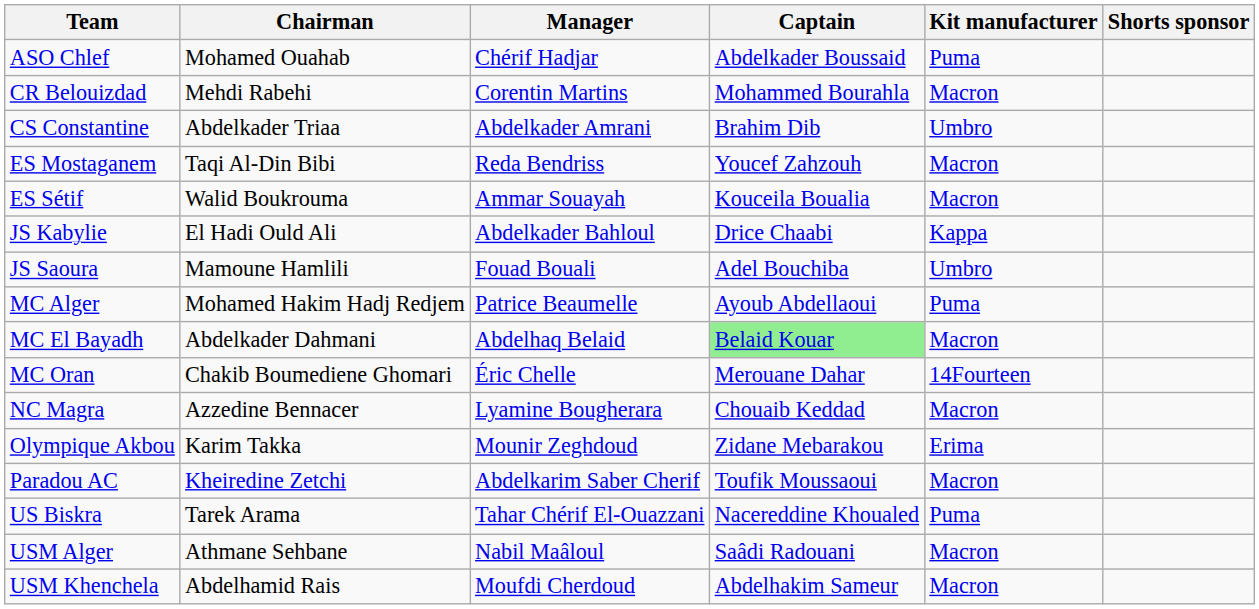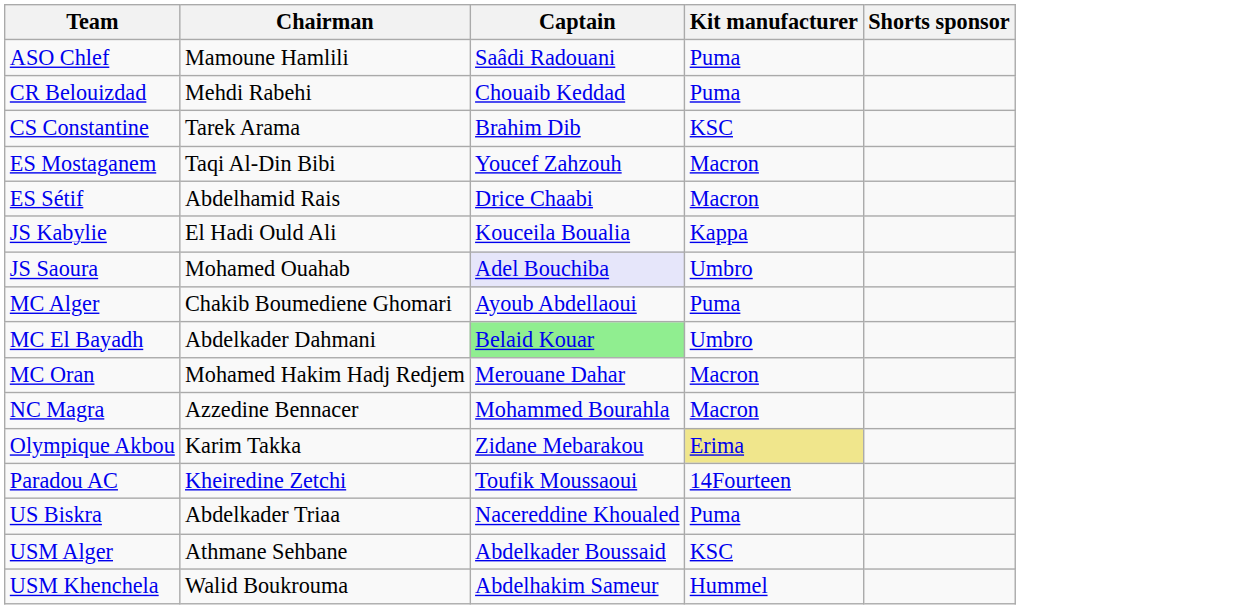- column: (590, 22)
(267, 57) Mohamed Ouahab -> (267, 57) Mamoune Hamlili
(810, 57) Abdelkader Boussaid -> (545, 57) Saâdi Radouani
(812, 92) Mohammed Bourahla -> (550, 92) Chouaib Keddad
(964, 92) Macron -> (715, 92) Puma
(263, 127) Abdelkader Triaa -> (243, 127) Tarek Arama
(961, 127) Umbro -> (711, 127) KSC
(267, 198) Walid Boukrouma -> (263, 198) Abdelhamid Rais
(792, 198) Kouceila Boualia -> (534, 198) Drice Chaabi
(774, 233) Drice Chaabi -> (553, 233) Kouceila Boualia
(267, 269) Mamoune Hamlili -> (267, 269) Mohamed Ouahab
(782, 269) no background -> (542, 269) lavender background
(325, 304) Mohamed Hakim Hadj Redjem -> (318, 304) Chakib Boumediene Ghomari
(964, 339) Macron -> (721, 339) Umbro
(318, 374) Chakib Boumediene Ghomari -> (325, 374) Mohamed Hakim Hadj Redjem
(980, 374) 14Fourteen -> (724, 374) Macron
(790, 410) Chouaib Keddad -> (572, 410) Mohammed Bourahla
(957, 445) no background -> (717, 445) khaki background
(964, 480) Macron -> (740, 480) 14Fourteen
(243, 515) Tarek Arama -> (263, 515) Abdelkader Triaa
(785, 551) Saâdi Radouani -> (571, 551) Abdelkader Boussaid
(964, 551) Macron -> (711, 551) KSC
(263, 586) Abdelhamid Rais -> (267, 586) Walid Boukrouma
(964, 586) Macron -> (729, 586) Hummel
